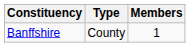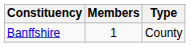columns swapped: (157, 13) <-> (106, 13)
